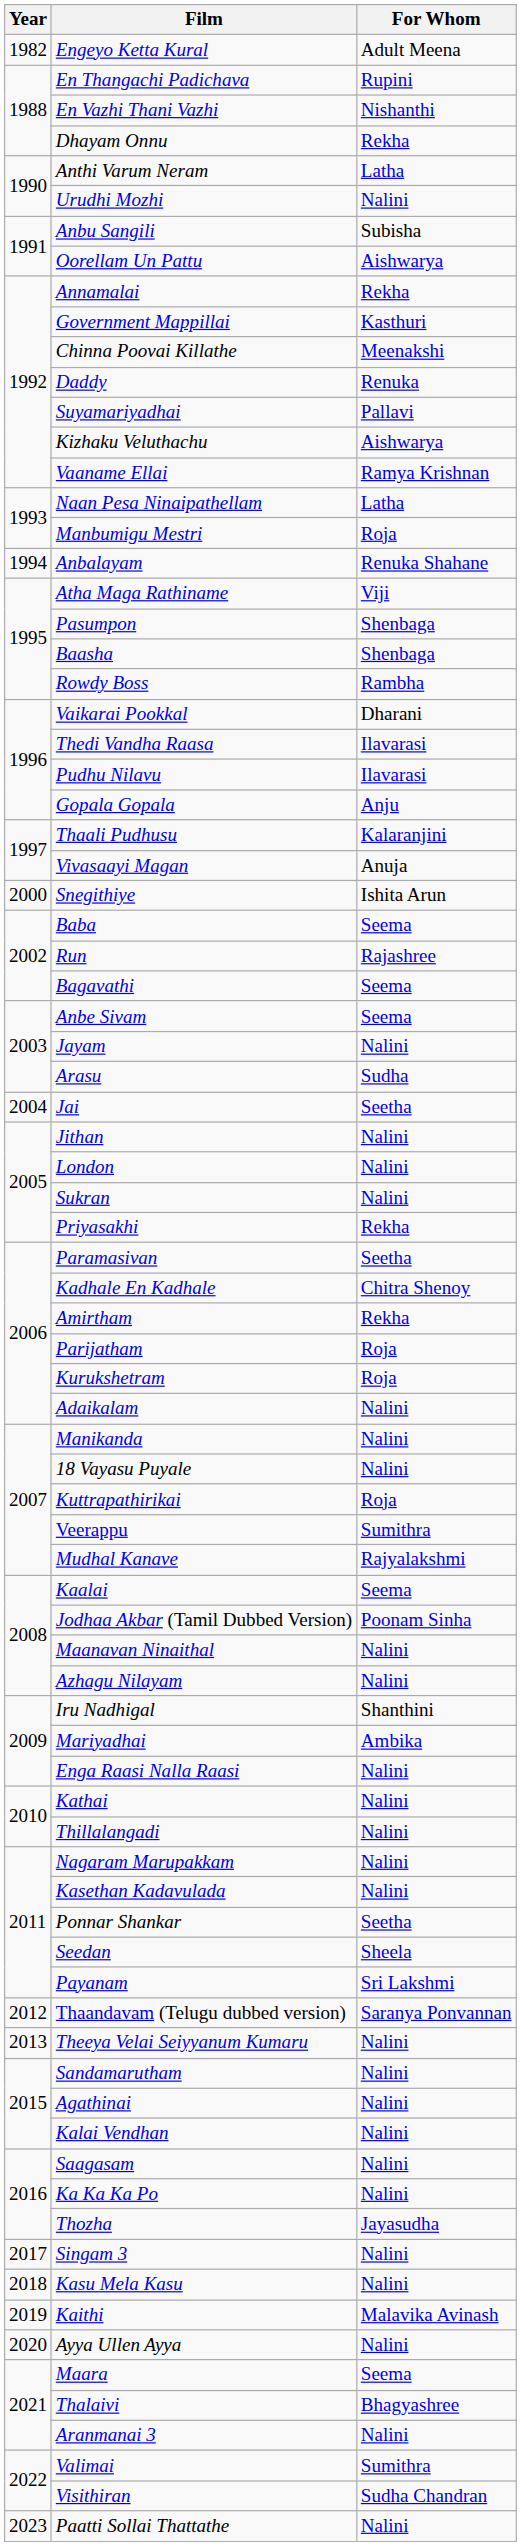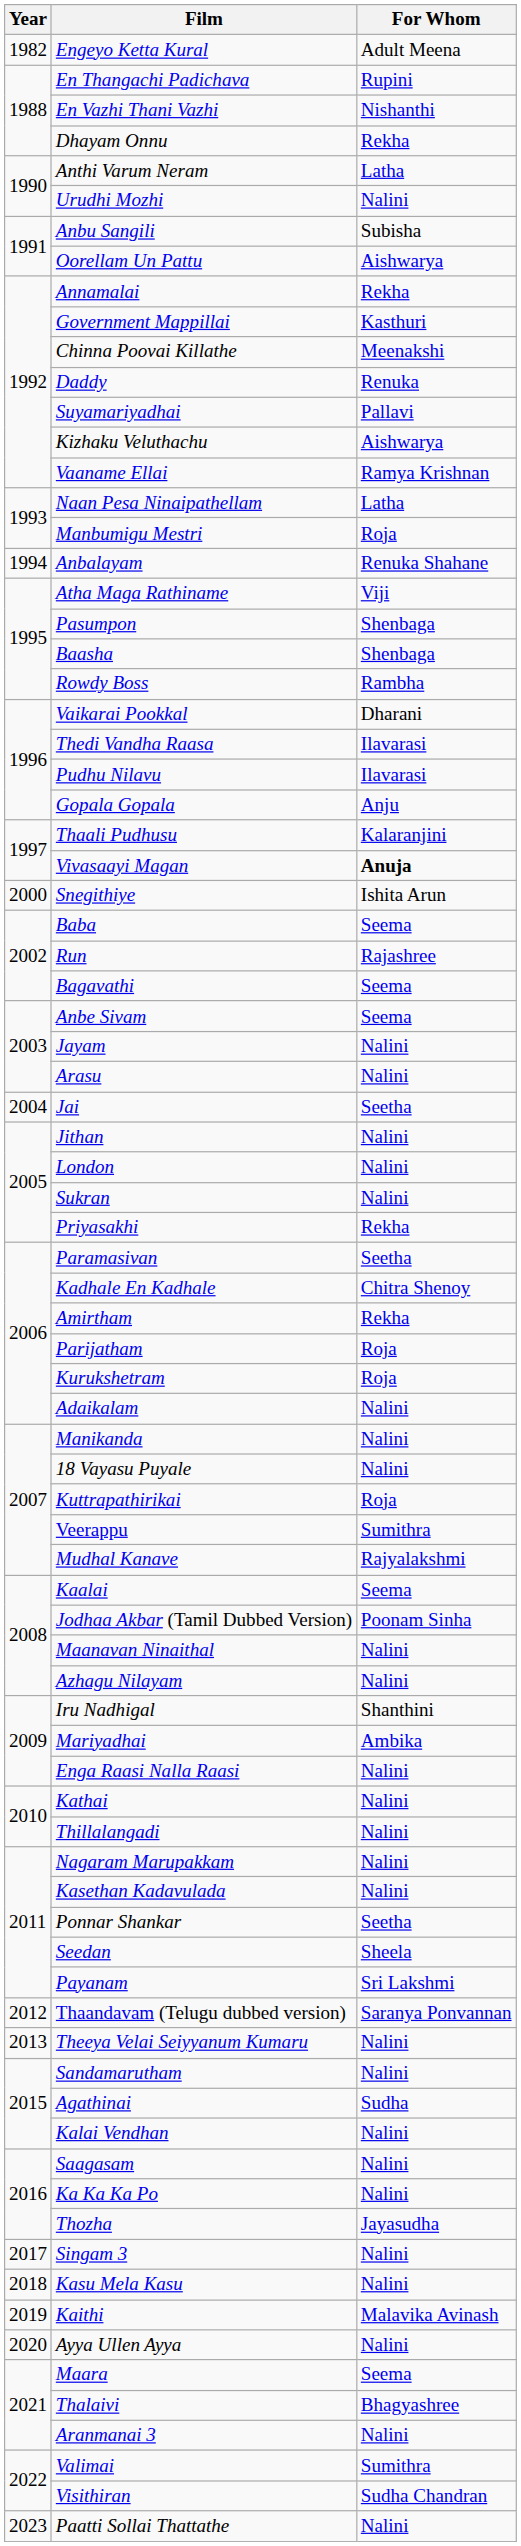(384, 865) normal -> (386, 865) bold
(385, 1076) Sudha -> (385, 1076) Nalini
(385, 2103) Nalini -> (385, 2103) Sudha
